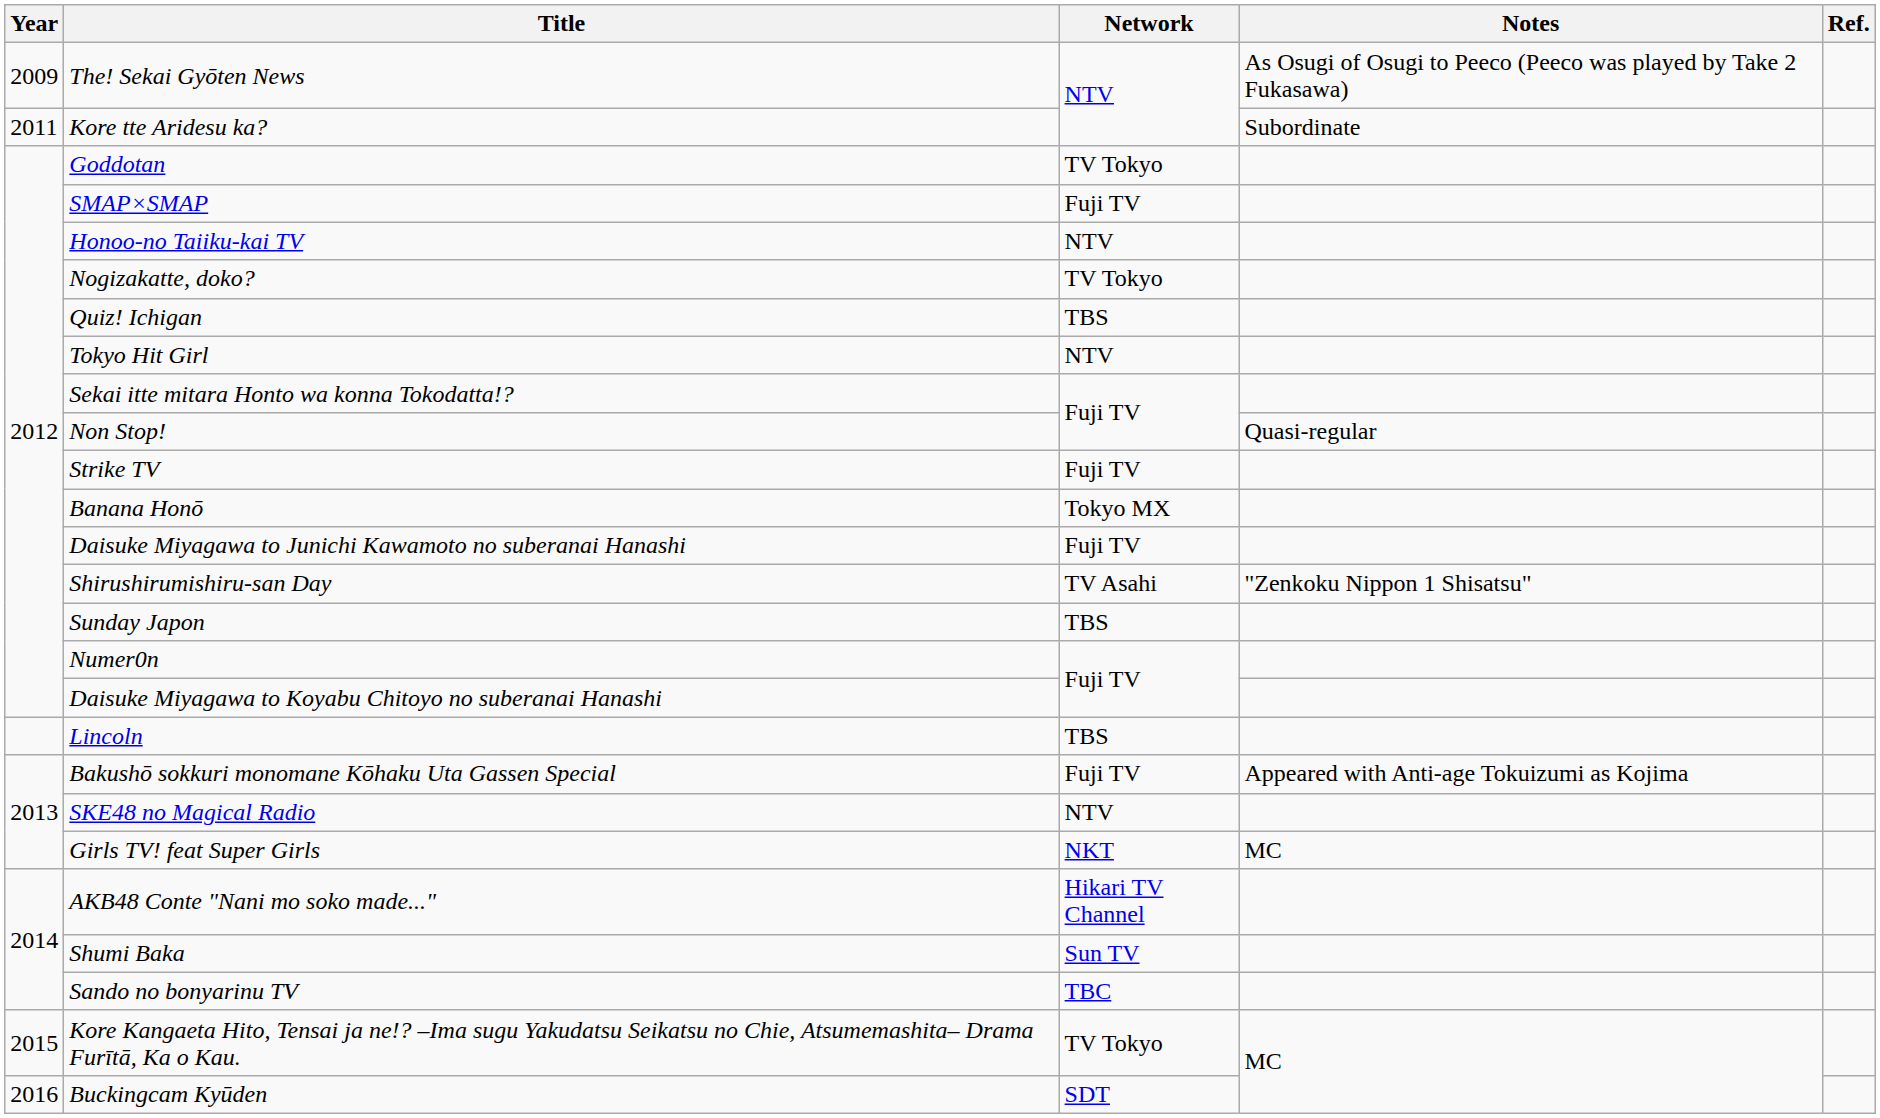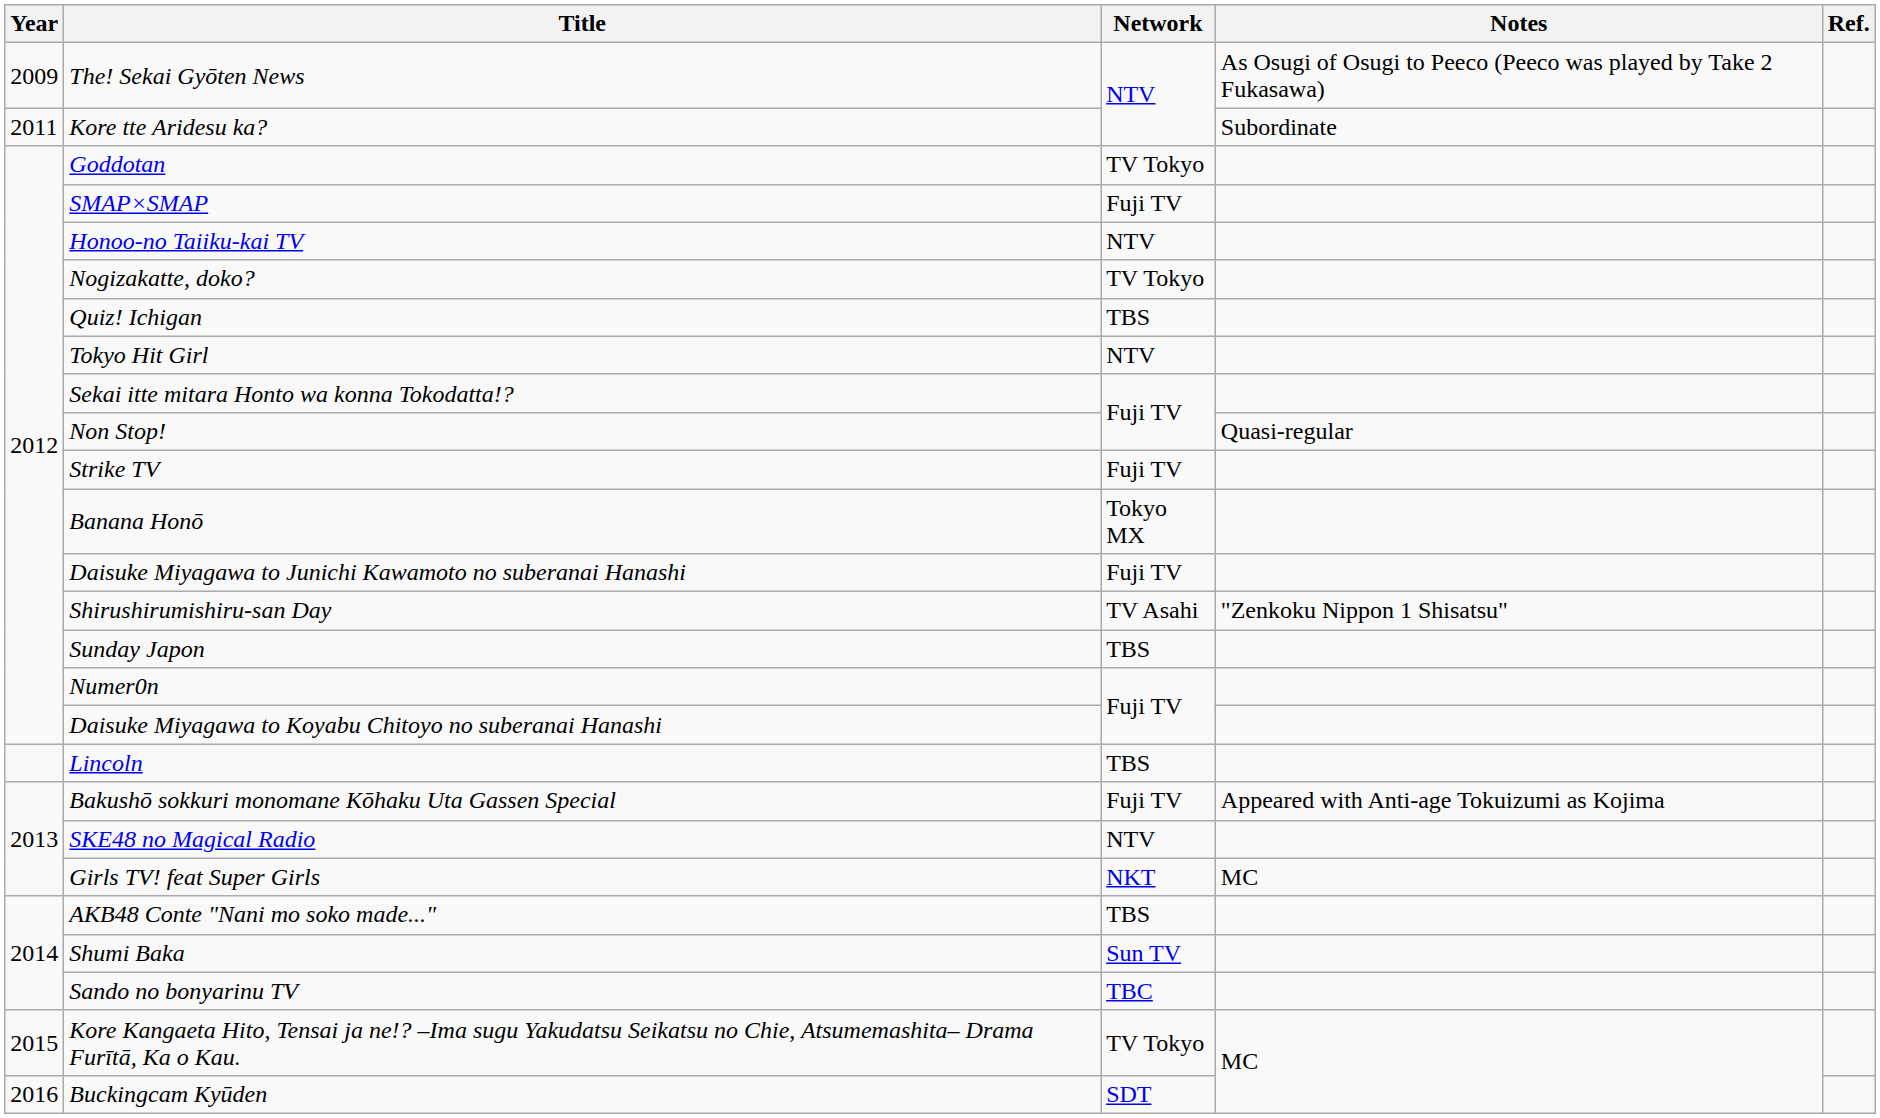(1114, 901) Hikari TV Channel -> (1128, 914) TBS
